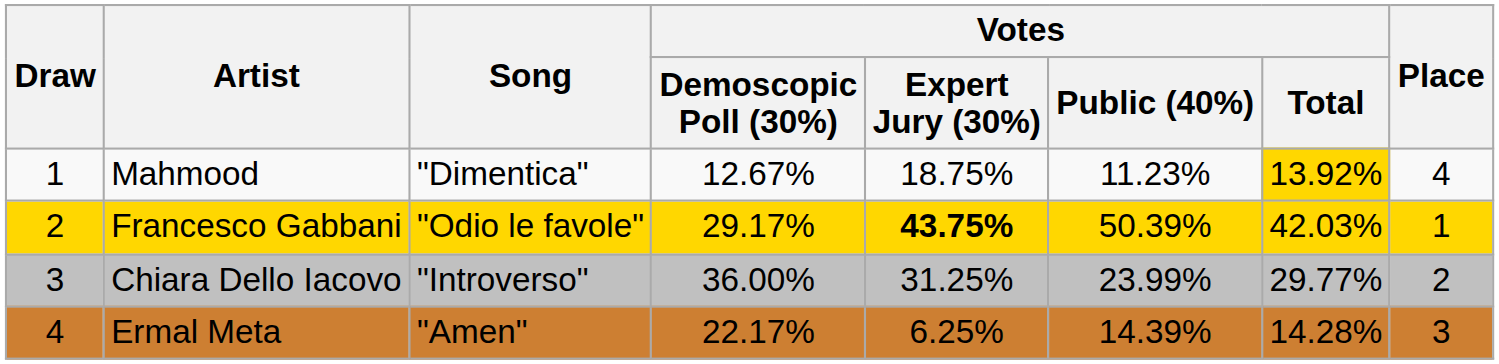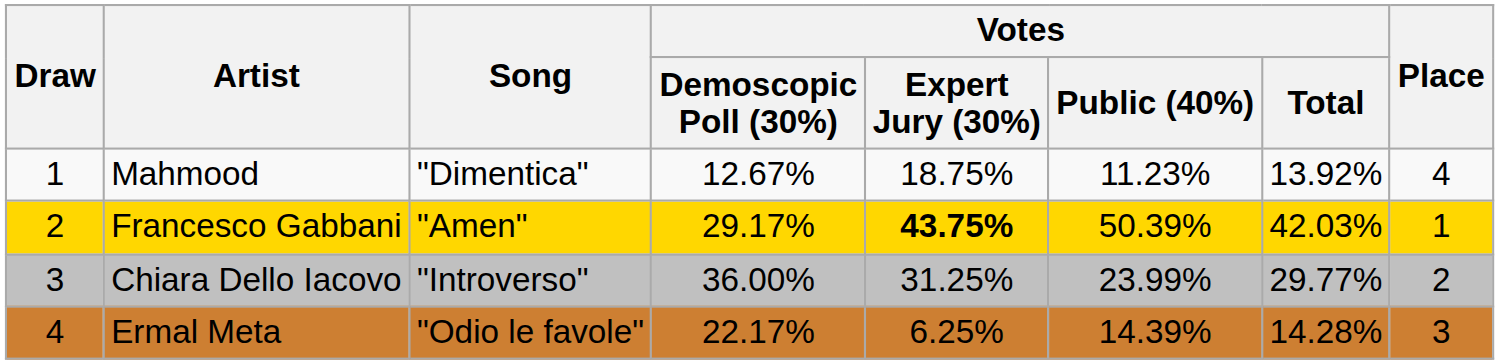(1326, 173) gold background -> (1326, 173) no background
(530, 226) "Odio le favole" -> (472, 226) "Amen"
(472, 332) "Amen" -> (530, 332) "Odio le favole"
